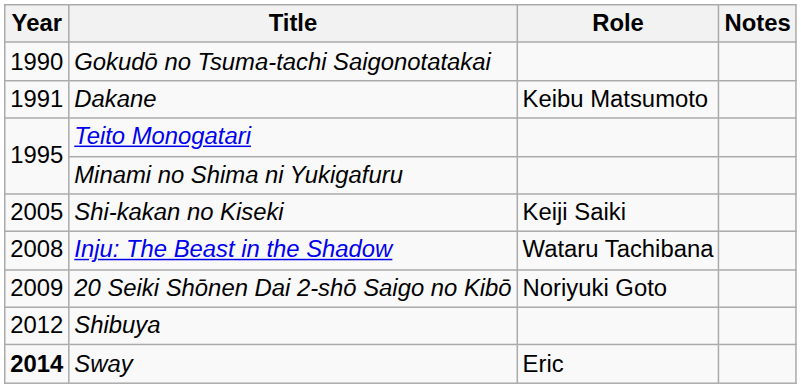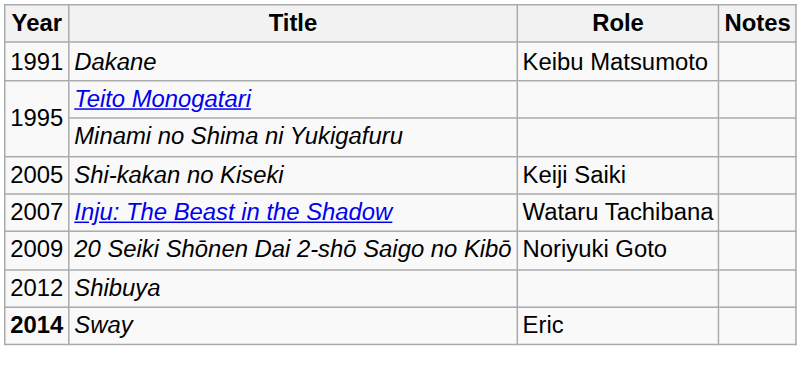- row: (283, 61)
(37, 250) 2008 -> (37, 212) 2007
